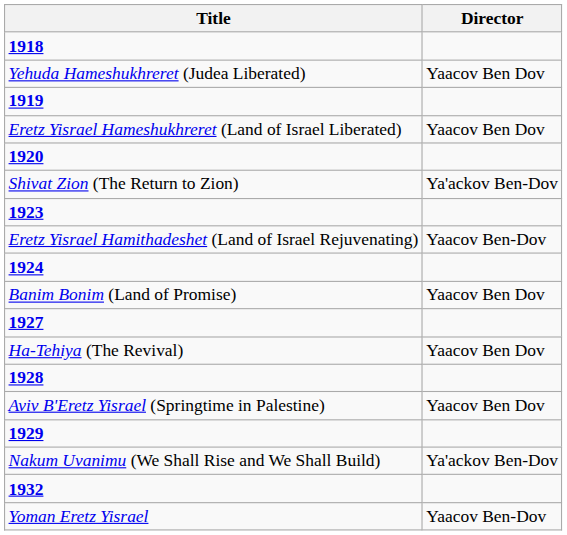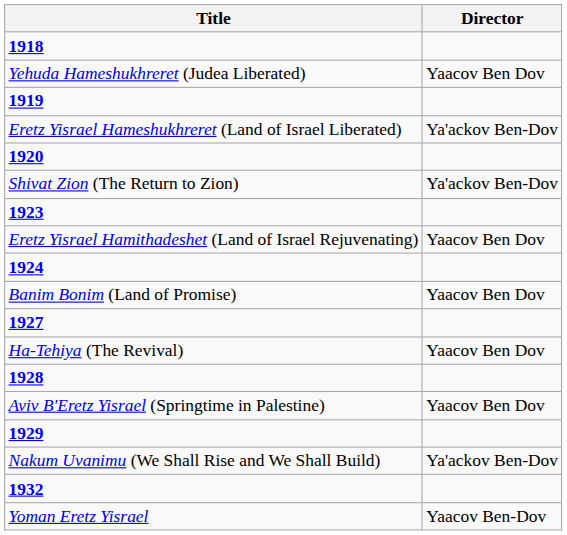(486, 128) Yaacov Ben Dov -> (492, 128) Ya'ackov Ben-Dov
(486, 239) Yaacov Ben-Dov -> (486, 239) Yaacov Ben Dov
